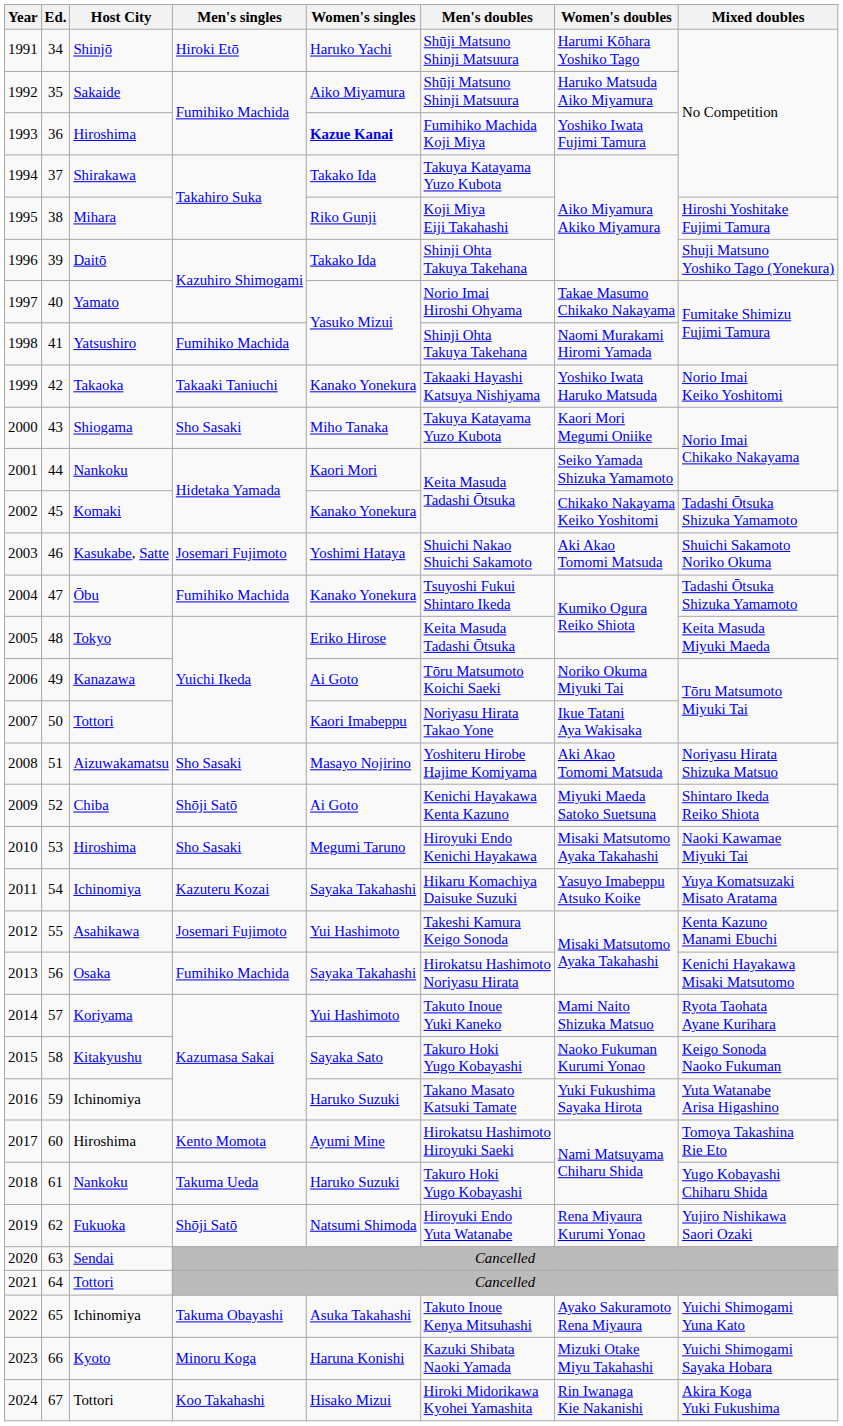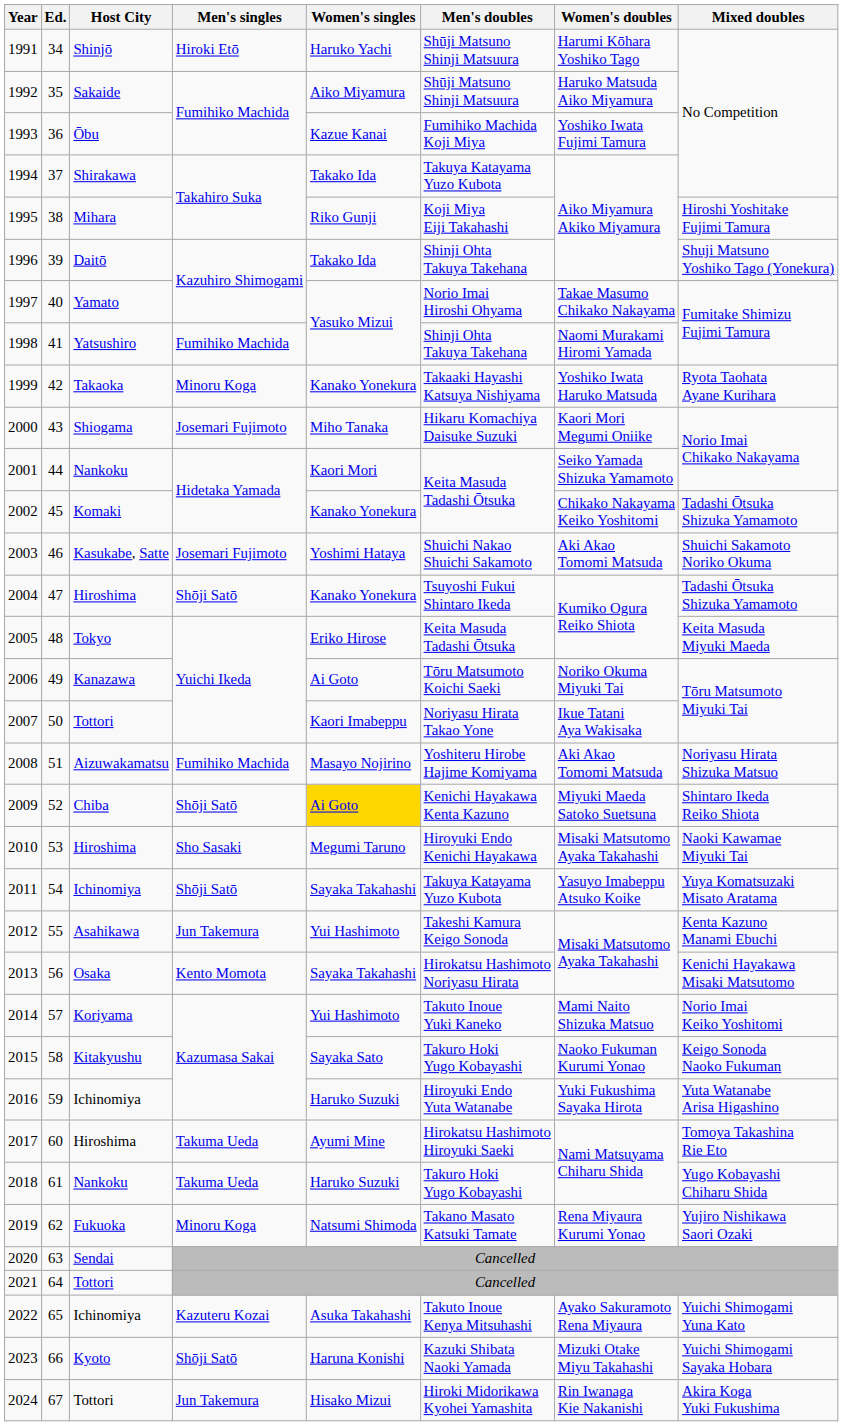(105, 134) Hiroshima -> (86, 134) Ōbu
(351, 134) bold -> (349, 134) normal
(227, 386) Takaaki Taniuchi -> (216, 386) Minoru Koga
(732, 386) Norio Imai Keiko Yoshitomi -> (729, 386) Ryota Taohata Ayane Kurihara
(209, 428) Sho Sasaki -> (231, 428) Josemari Fujimoto
(477, 428) Takuya Katayama Yuzo Kubota -> (480, 428) Hikaru Komachiya Daisuke Suzuki
(86, 595) Ōbu -> (105, 595) Hiroshima
(232, 595) Fumihiko Machida -> (207, 595) Shōji Satō
(209, 763) Sho Sasaki -> (232, 763) Fumihiko Machida
(334, 805) no background -> (334, 805) gold background
(223, 889) Kazuteru Kozai -> (207, 889) Shōji Satō
(480, 889) Hikaru Komachiya Daisuke Suzuki -> (477, 889) Takuya Katayama Yuzo Kubota
(231, 931) Josemari Fujimoto -> (217, 931) Jun Takemura
(232, 973) Fumihiko Machida -> (221, 973) Kento Momota
(729, 1015) Ryota Taohata Ayane Kurihara -> (732, 1015) Norio Imai Keiko Yoshitomi
(470, 1099) Takano Masato Katsuki Tamate -> (468, 1099) Hiroyuki Endo Yuta Watanabe
(221, 1141) Kento Momota -> (217, 1141) Takuma Ueda
(207, 1225) Shōji Satō -> (216, 1225) Minoru Koga
(468, 1225) Hiroyuki Endo Yuta Watanabe -> (470, 1225) Takano Masato Katsuki Tamate
(229, 1316) Takuma Obayashi -> (223, 1316) Kazuteru Kozai
(216, 1358) Minoru Koga -> (207, 1358) Shōji Satō
(220, 1400) Koo Takahashi -> (217, 1400) Jun Takemura
